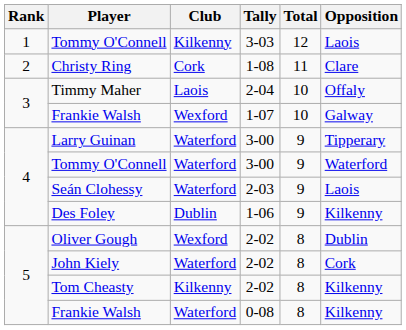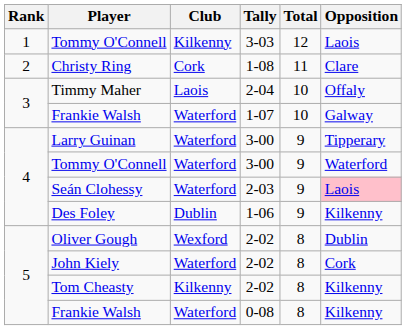(201, 115) Wexford -> (205, 115) Waterford
(342, 189) no background -> (342, 189) pink background
